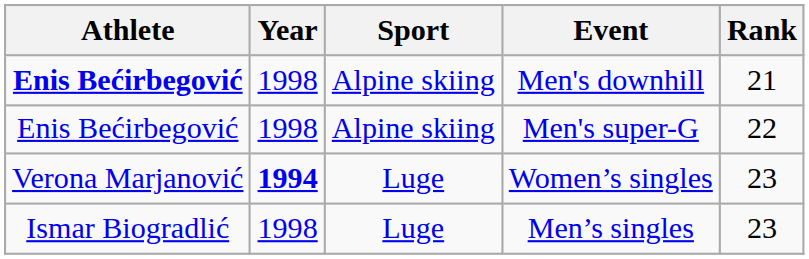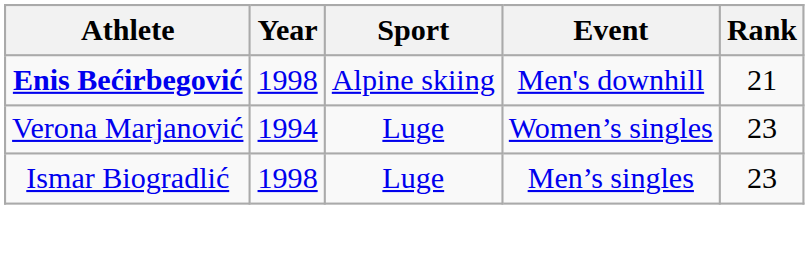- row: (611, 128)
(288, 178) bold -> (288, 128) normal
